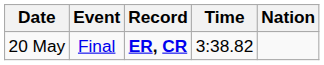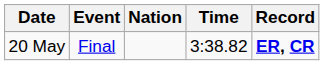columns swapped: (288, 18) <-> (158, 18)
